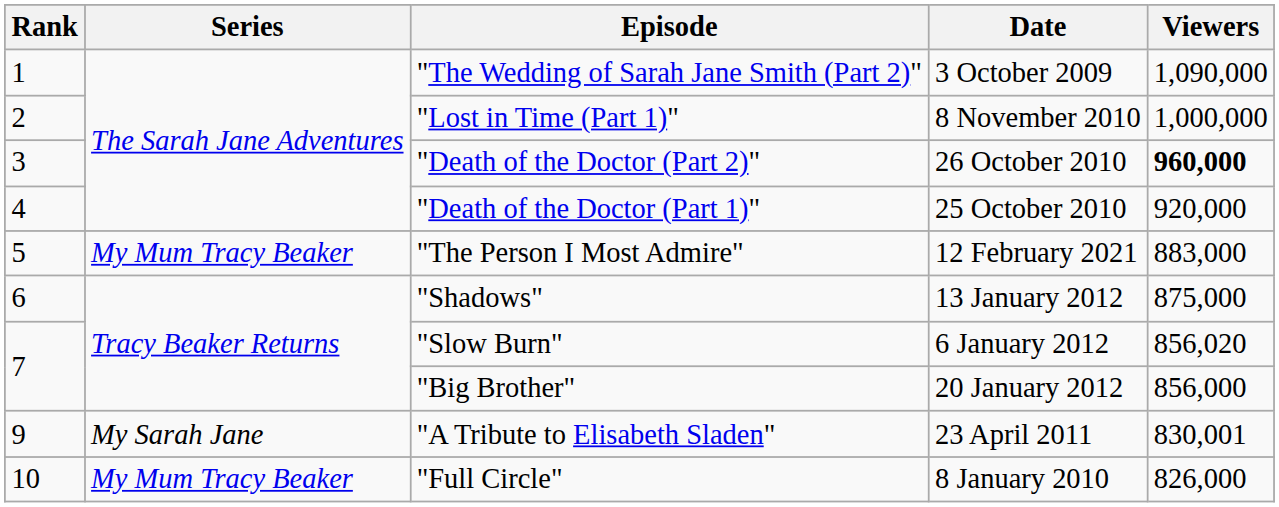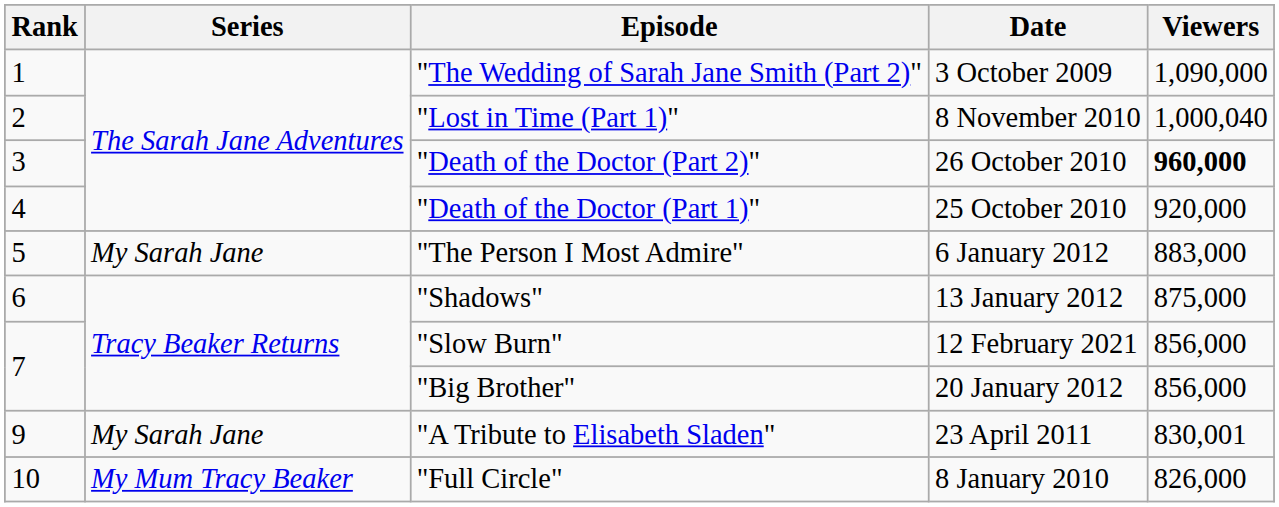(1211, 117) 1,000,000 -> (1211, 117) 1,000,040
(222, 252) My Mum Tracy Beaker -> (177, 252) My Sarah Jane
(1036, 252) 12 February 2021 -> (1022, 252) 6 January 2012
(1022, 343) 6 January 2012 -> (1036, 343) 12 February 2021
(1200, 343) 856,020 -> (1200, 343) 856,000
